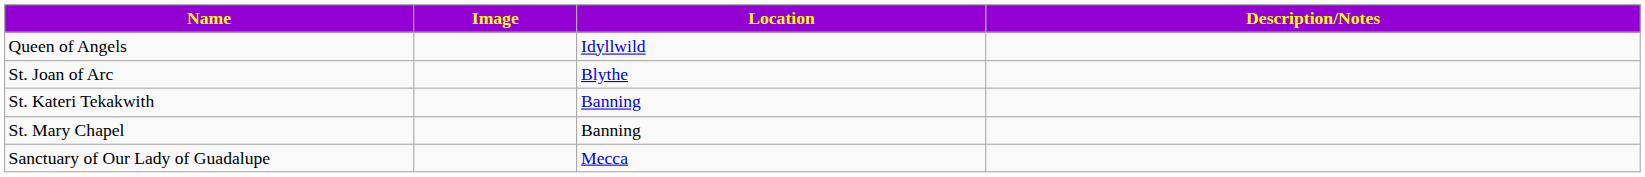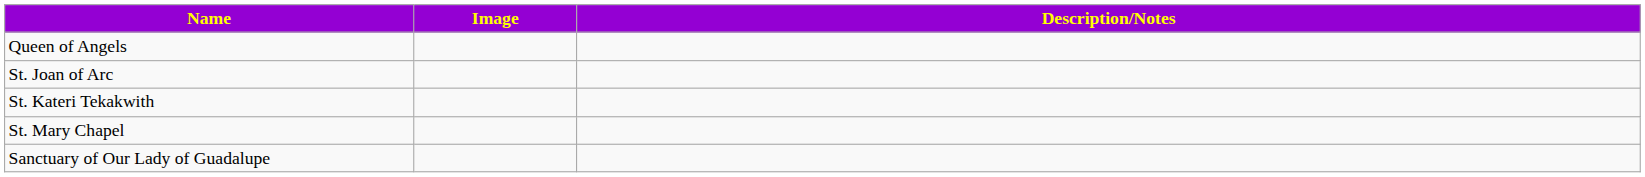- column: (781, 18)
